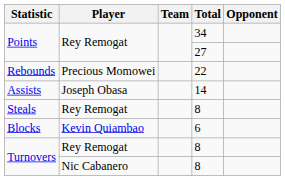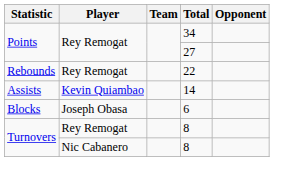(108, 71) Precious Momowei -> (94, 71) Rey Remogat
(94, 90) Joseph Obasa -> (103, 90) Kevin Quiambao
- row: (21, 109)
(103, 128) Kevin Quiambao -> (94, 109) Joseph Obasa
